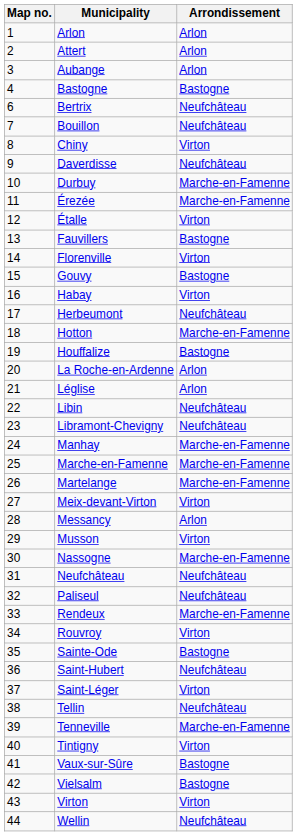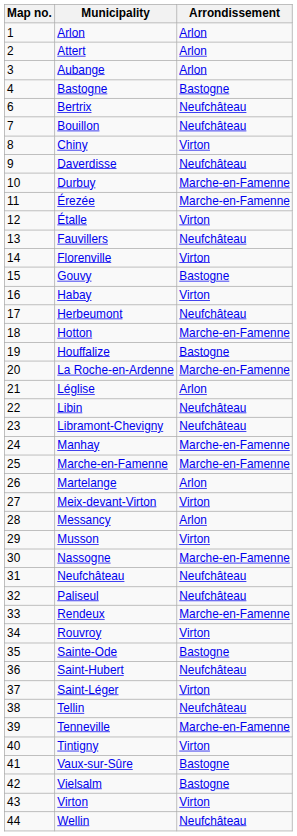(204, 239) Bastogne -> (213, 239) Neufchâteau
(193, 370) Arlon -> (235, 370) Marche-en-Famenne
(235, 483) Marche-en-Famenne -> (193, 483) Arlon
